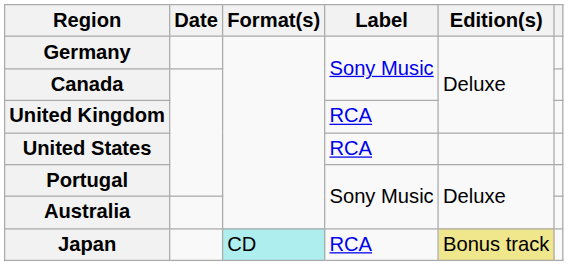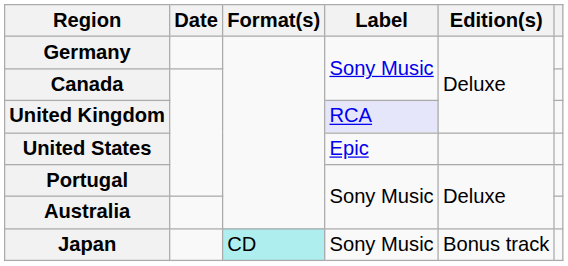(351, 116) no background -> (351, 116) lavender background
(351, 148) RCA -> (349, 148) Epic
(351, 244) RCA -> (382, 244) Sony Music
(496, 244) khaki background -> (496, 244) no background
